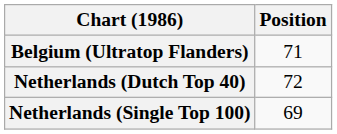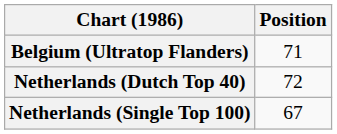(293, 112) 69 -> (293, 112) 67
